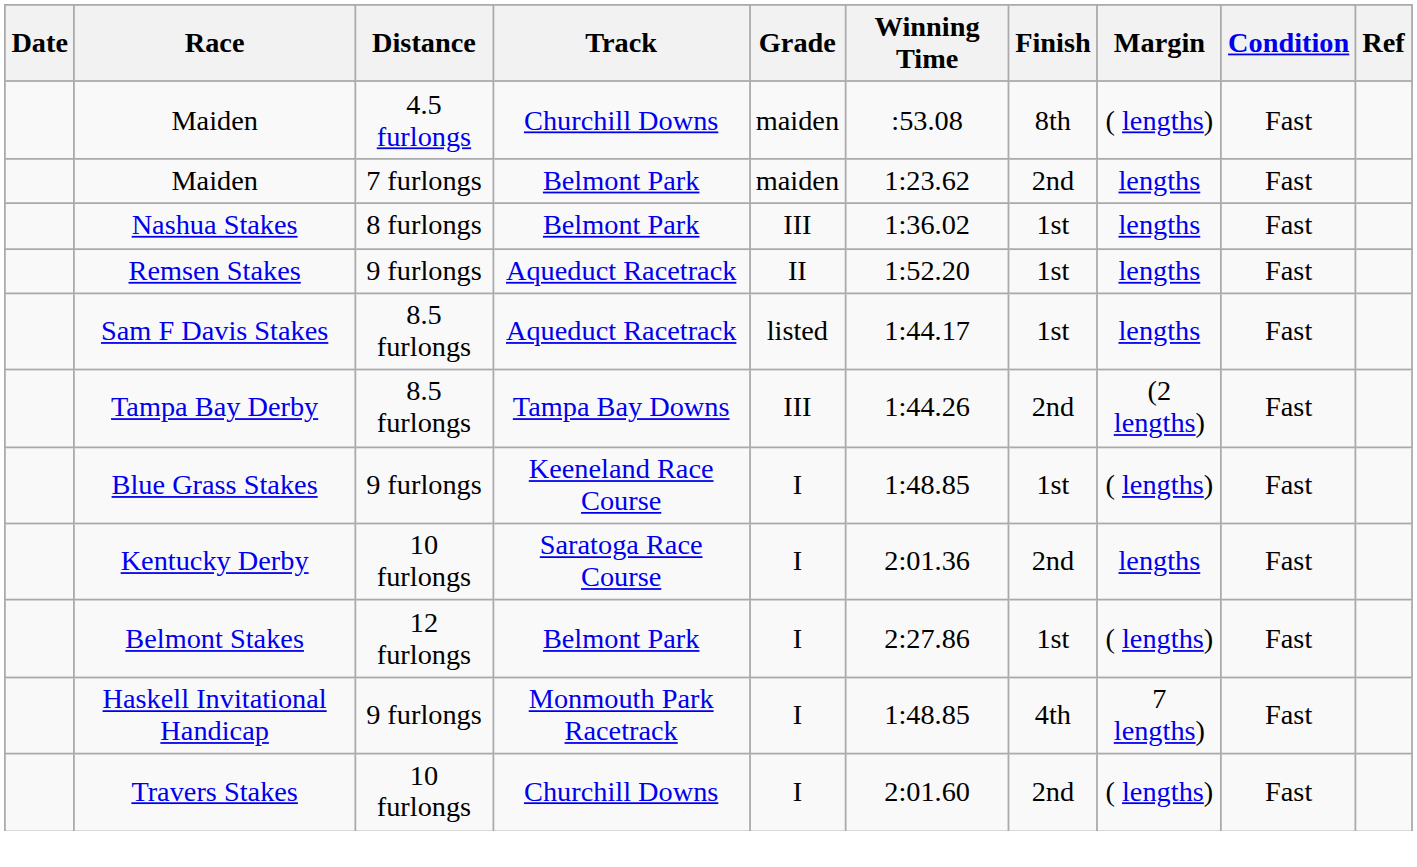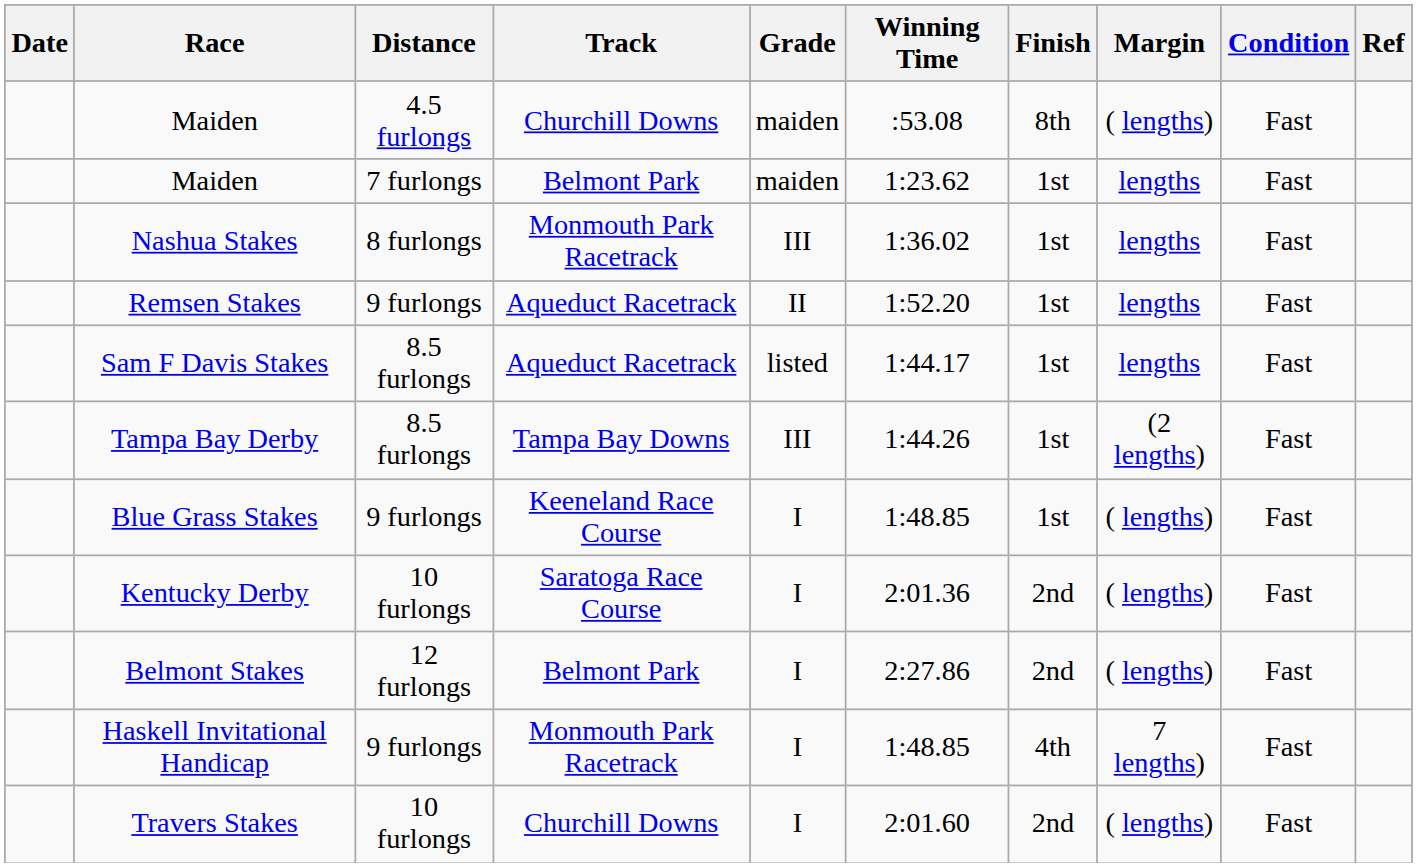(1053, 180) 2nd -> (1053, 180) 1st
(621, 225) Belmont Park -> (621, 241) Monmouth Park Racetrack
(1053, 407) 2nd -> (1053, 439) 1st
(1159, 561) lengths -> (1159, 593) ( lengths)
(1053, 638) 1st -> (1053, 670) 2nd
